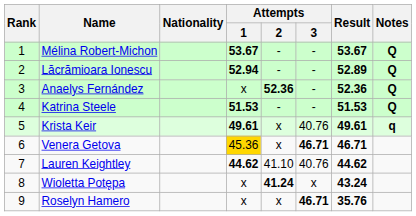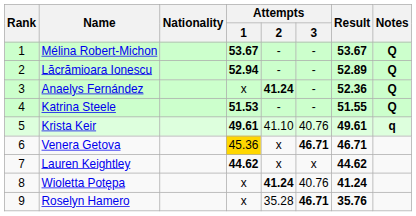(279, 88) 52.36 -> (279, 88) 41.24
(352, 107) 51.53 -> (352, 107) 51.55
(279, 126) x -> (279, 126) 41.10
(279, 164) 41.10 -> (279, 164) x
(314, 164) 40.76 -> (314, 164) x
(314, 182) x -> (314, 182) 40.76
(352, 182) 43.24 -> (352, 182) 41.24
(279, 201) x -> (279, 201) 35.28
